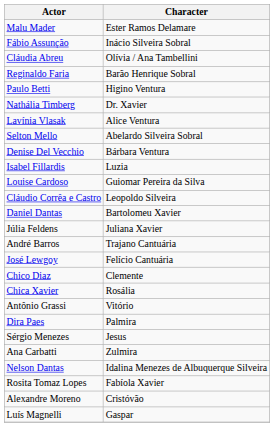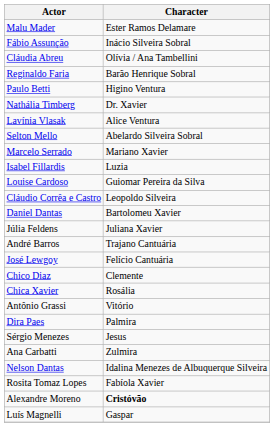- row: (45, 151)
+ row: (39, 151)
(125, 399) normal -> (126, 399) bold
